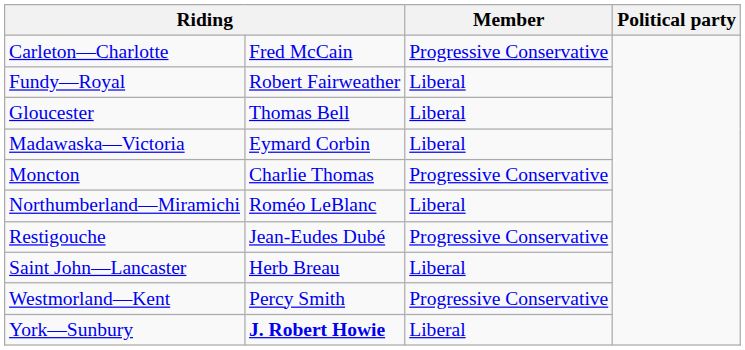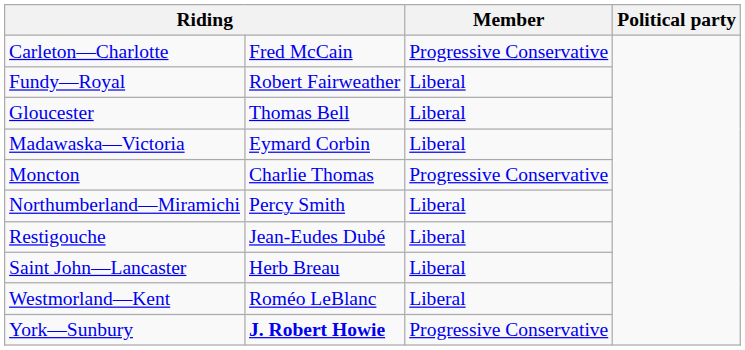(313, 205) Roméo LeBlanc -> (297, 205) Percy Smith
(509, 236) Progressive Conservative -> (437, 236) Liberal
(297, 298) Percy Smith -> (313, 298) Roméo LeBlanc
(509, 298) Progressive Conservative -> (437, 298) Liberal
(437, 329) Liberal -> (509, 329) Progressive Conservative
